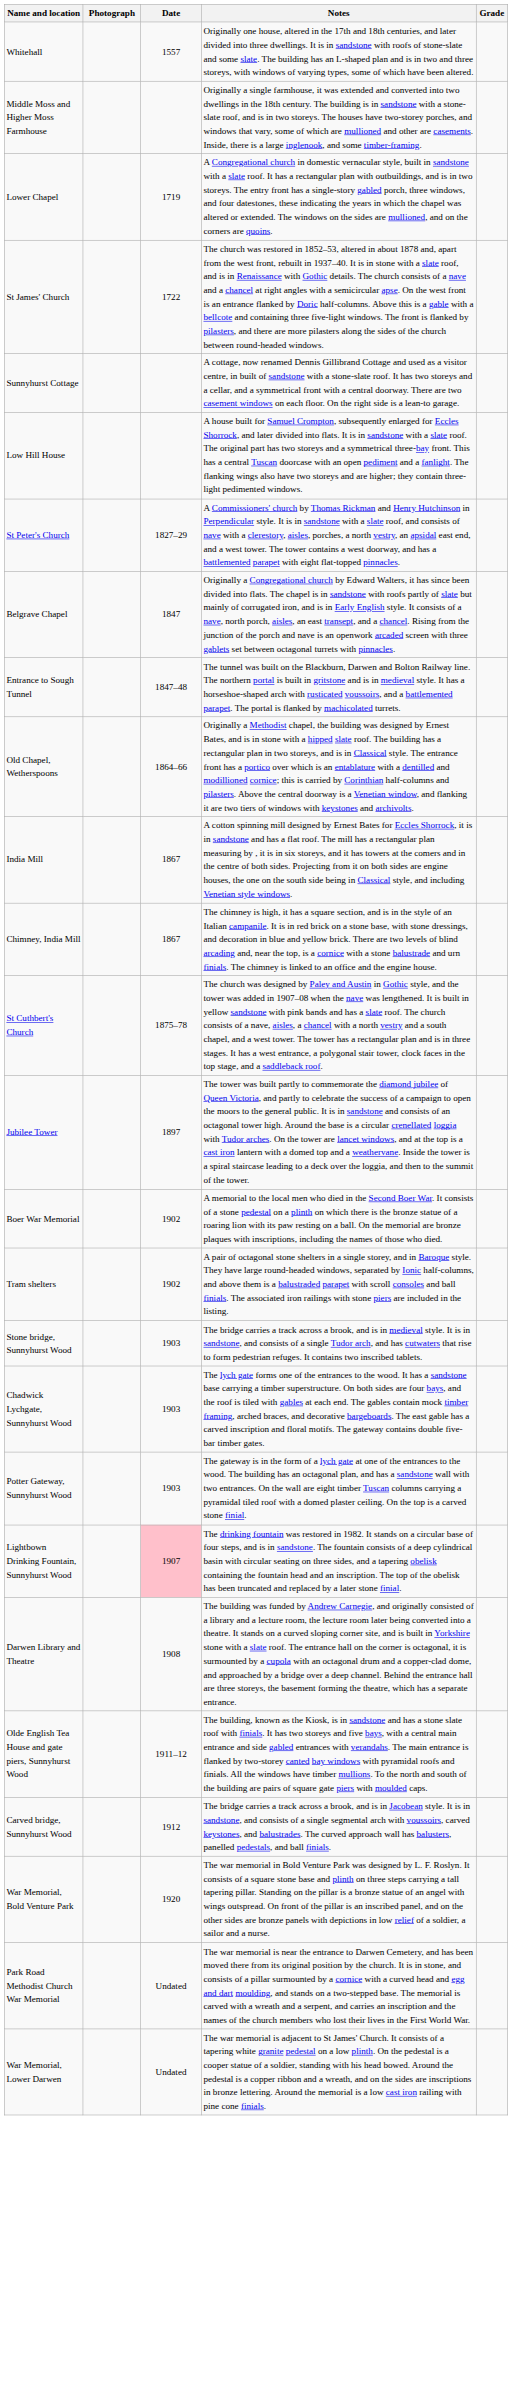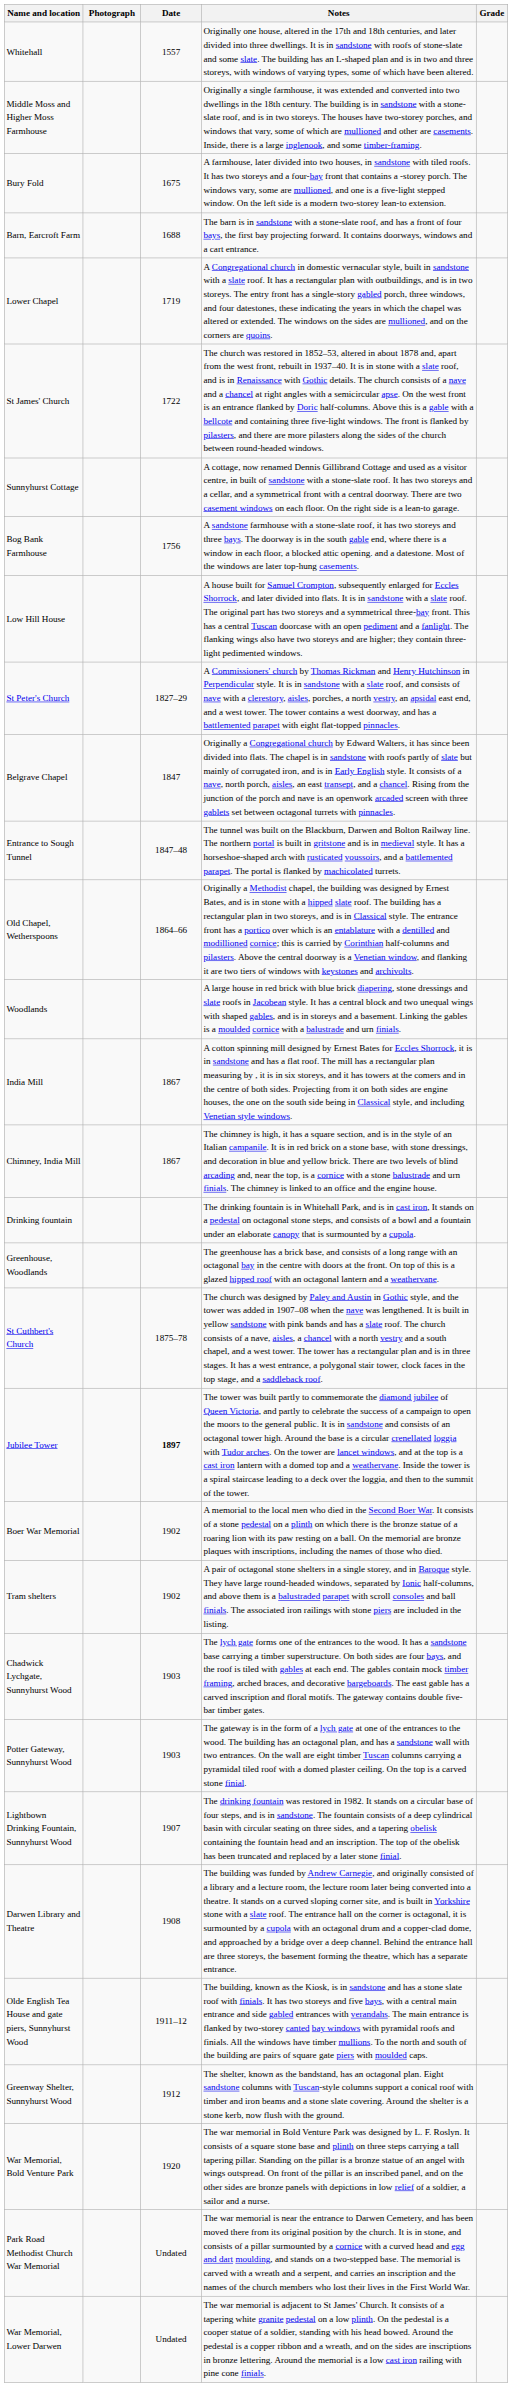+ row: (25, 183)
+ row: (43, 235)
+ row: (27, 546)
+ row: (27, 1009)
+ row: (39, 1220)
+ row: (29, 1265)
(171, 1132) normal -> (171, 1444) bold
- row: (39, 1343)
(171, 1561) pink background -> (171, 1828) no background
- row: (39, 1826)
+ row: (40, 2094)
